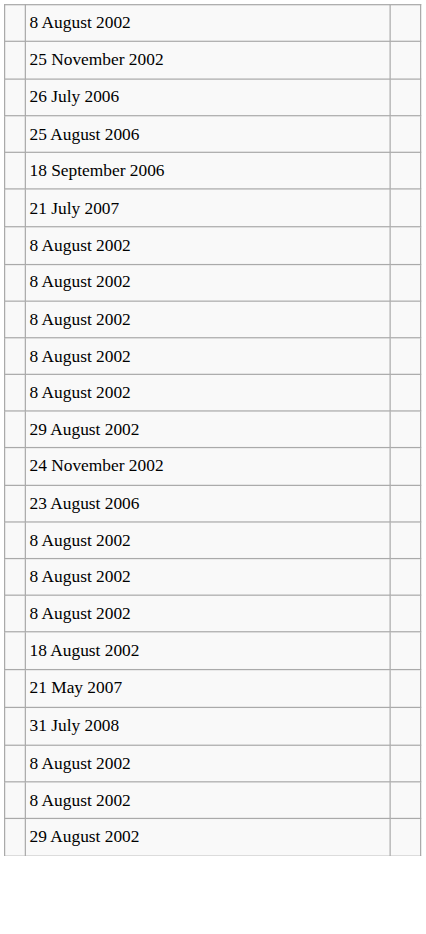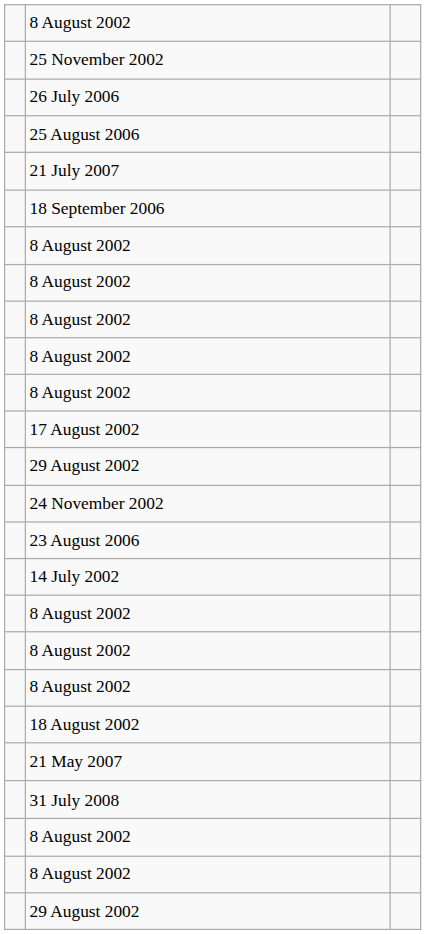rows swapped: (15, 171) <-> (15, 208)
+ row: (15, 430)
+ row: (15, 577)
